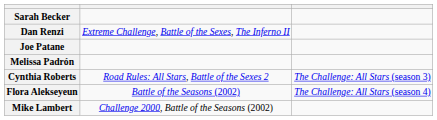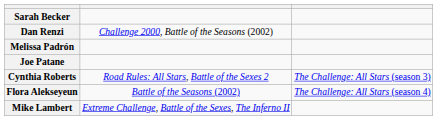(186, 31) Extreme Challenge, Battle of the Sexes, The Inferno II -> (186, 31) Challenge 2000, Battle of the Seasons (2002)
rows swapped: (42, 62) <-> (42, 46)
(186, 107) Challenge 2000, Battle of the Seasons (2002) -> (186, 107) Extreme Challenge, Battle of the Sexes, The Inferno II
